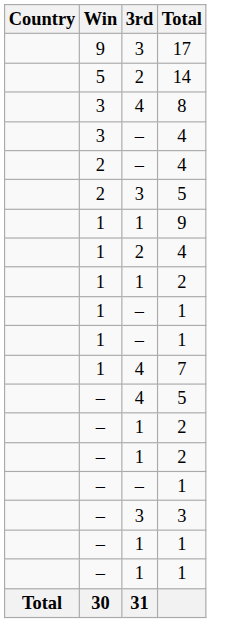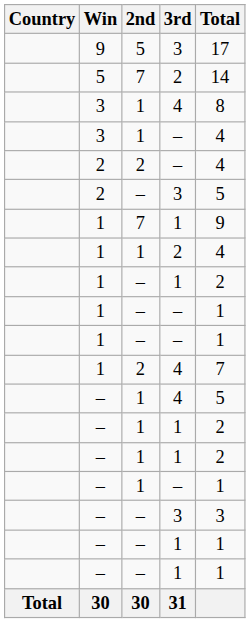+ column: (140, 19)
